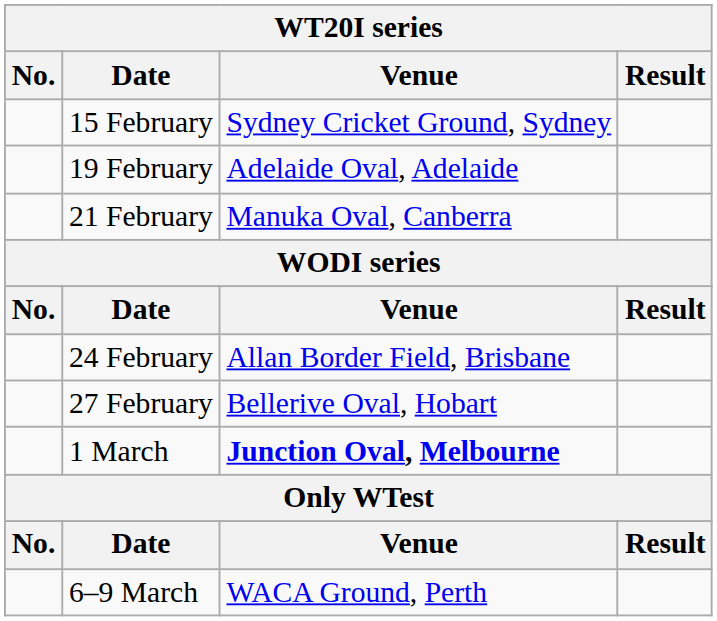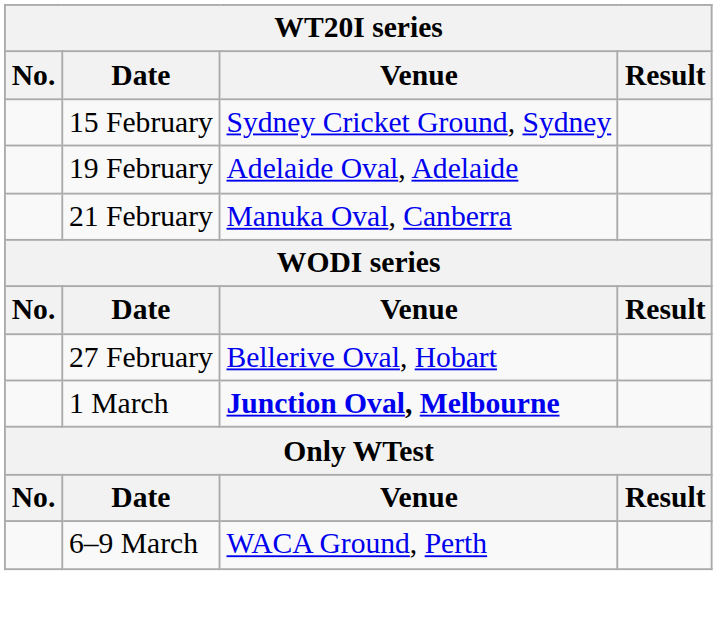- row: (141, 356)
